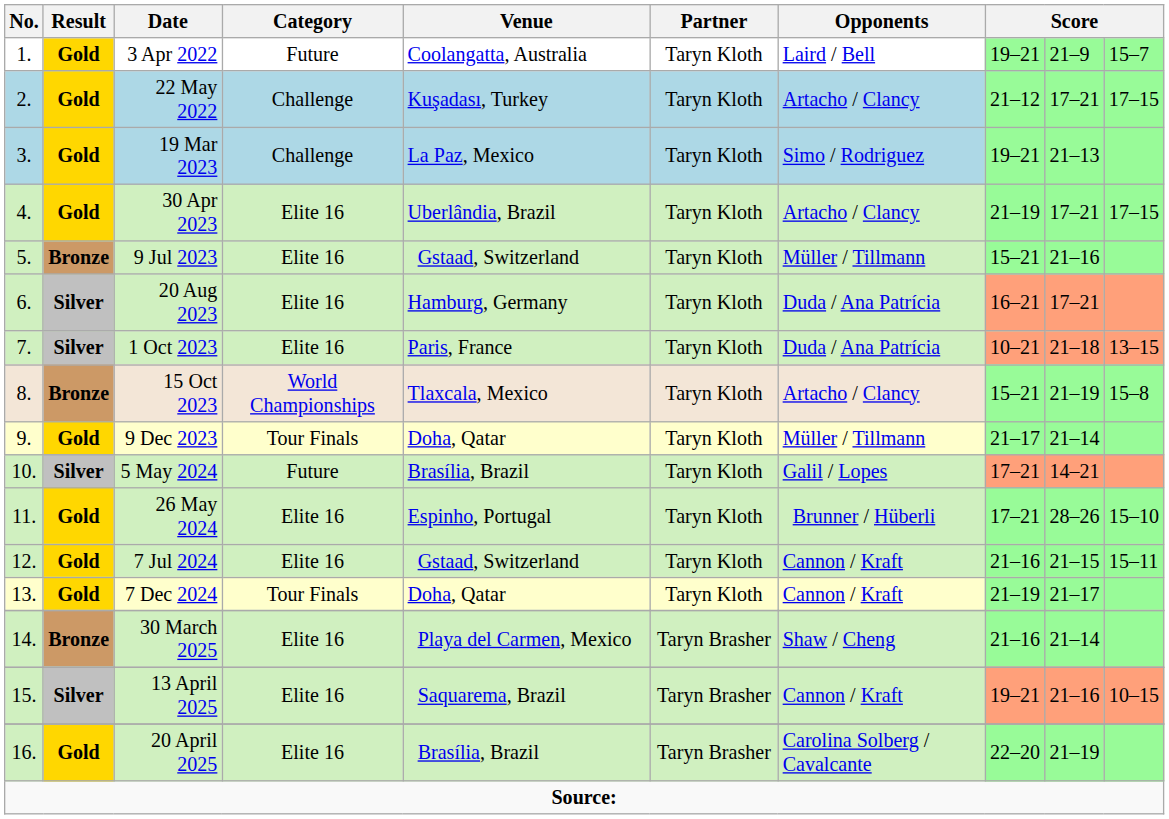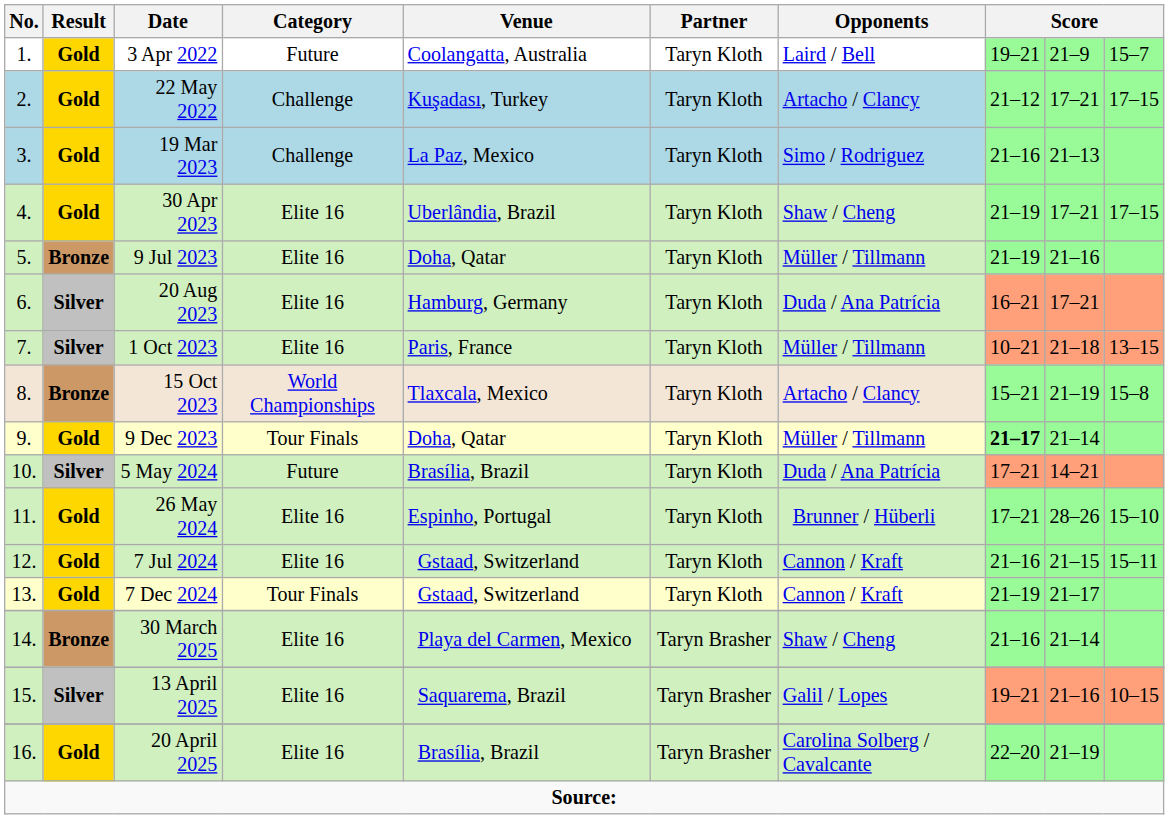(1015, 156) 19–21 -> (1015, 156) 21–16
(851, 212) Artacho / Clancy -> (839, 212) Shaw / Cheng
(493, 257) Gstaad, Switzerland -> (457, 257) Doha, Qatar
(1015, 257) 15–21 -> (1015, 257) 21–19
(861, 347) Duda / Ana Patrícia -> (854, 347) Müller / Tillmann
(1015, 437) normal -> (1015, 437) bold
(835, 470) Galil / Lopes -> (861, 470) Duda / Ana Patrícia
(457, 593) Doha, Qatar -> (493, 593) Gstaad, Switzerland
(843, 695) Cannon / Kraft -> (835, 695) Galil / Lopes
